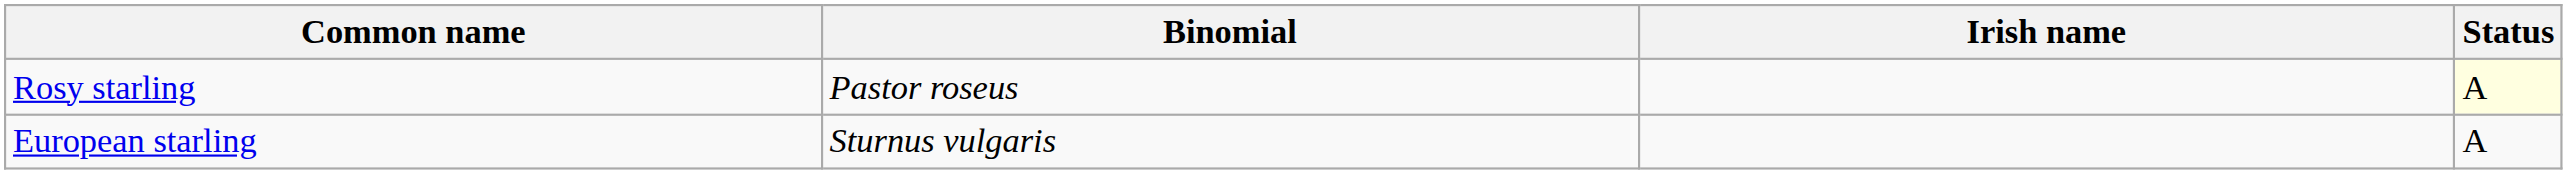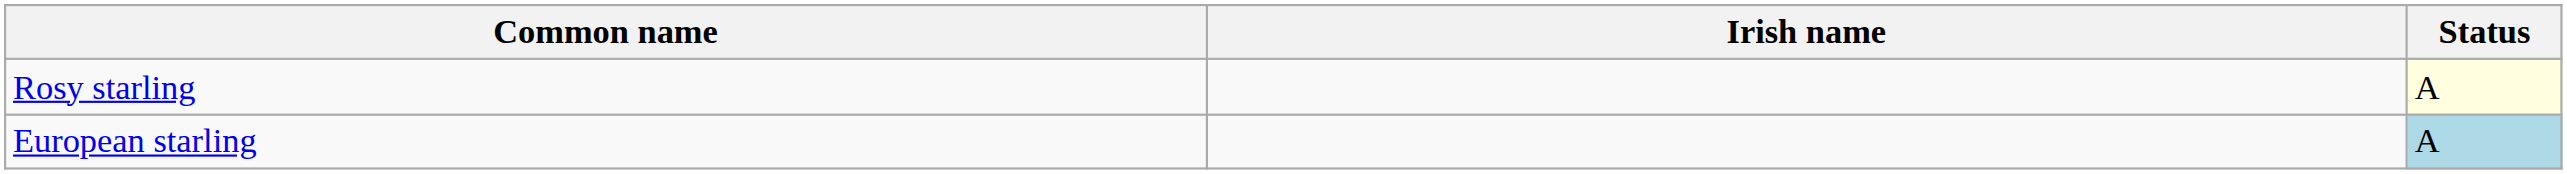- column: (1230, 31)
(2475, 140) no background -> (2427, 140) lightblue background
